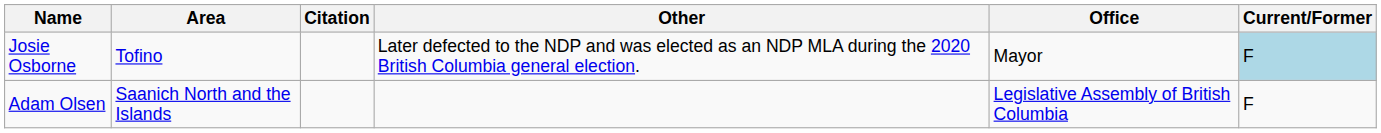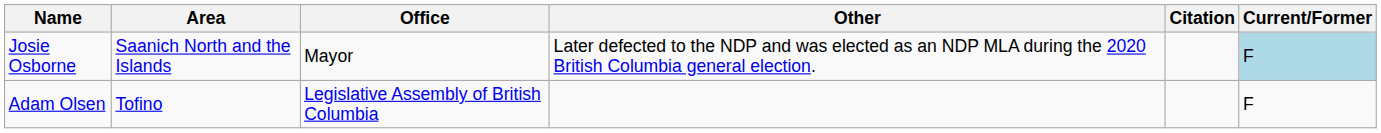columns swapped: (1114, 18) <-> (337, 18)
(139, 56) Tofino -> (203, 56) Saanich North and the Islands
(203, 103) Saanich North and the Islands -> (139, 103) Tofino
